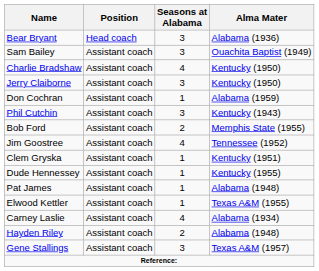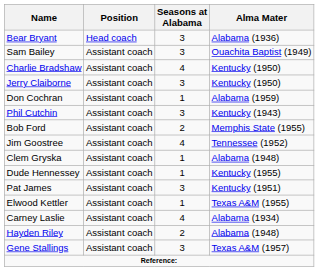(246, 158) Kentucky (1951) -> (245, 158) Alabama (1948)
(182, 188) 1 -> (182, 188) 3
(245, 188) Alabama (1948) -> (246, 188) Kentucky (1951)
